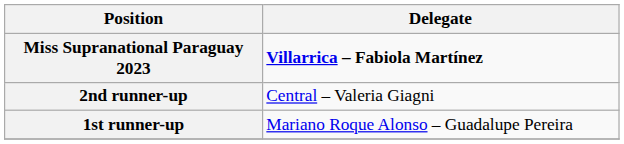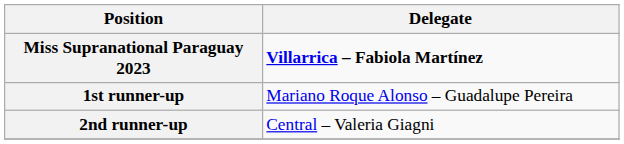rows swapped: (133, 125) <-> (133, 96)
